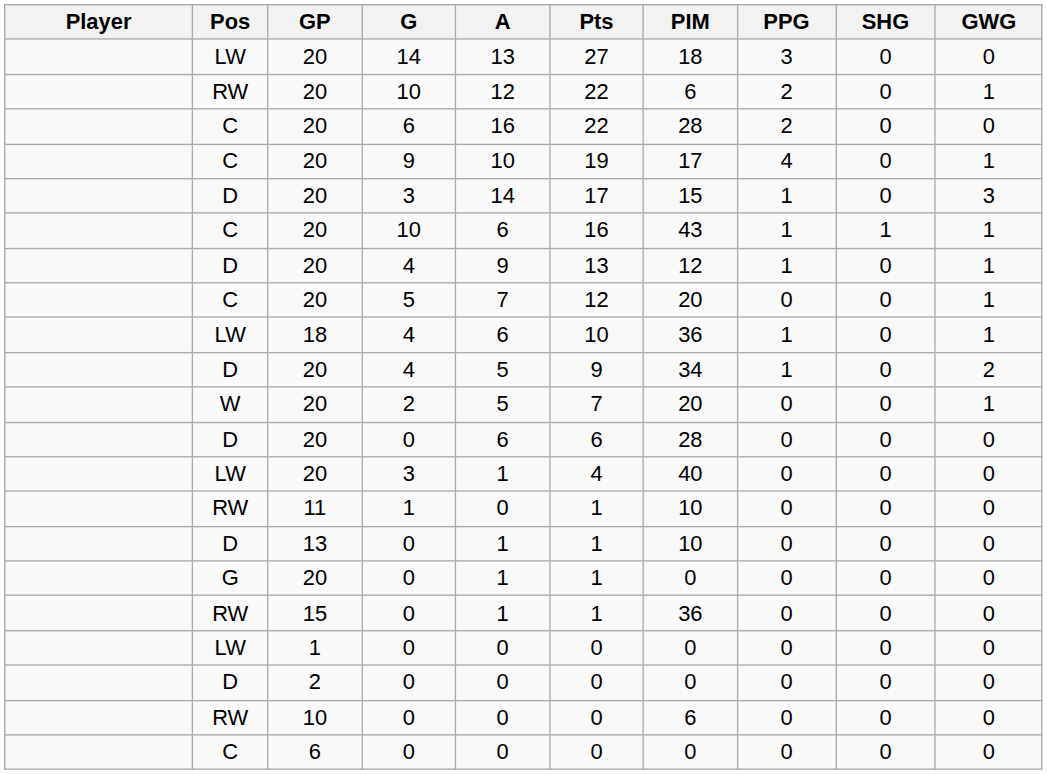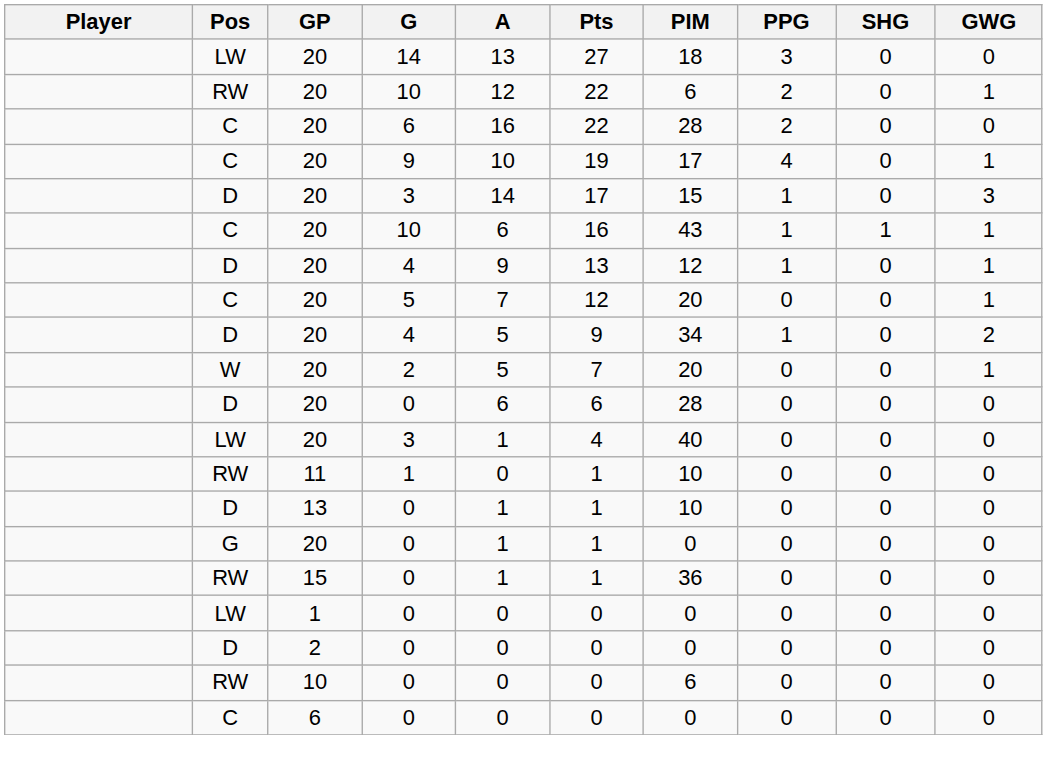- row: (315, 334)
